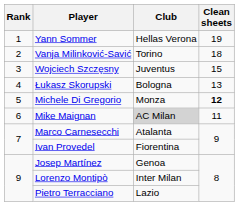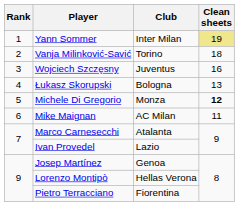(166, 38) Hellas Verona -> (159, 38) Inter Milan
(217, 38) no background -> (217, 38) khaki background
(217, 69) 15 -> (217, 69) 16
(156, 116) lightgrey background -> (156, 116) no background
(157, 147) Fiorentina -> (147, 147) Lazio
(159, 178) Inter Milan -> (166, 178) Hellas Verona
(147, 193) Lazio -> (157, 193) Fiorentina
